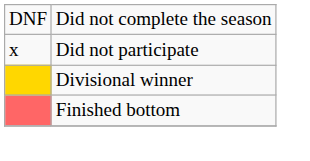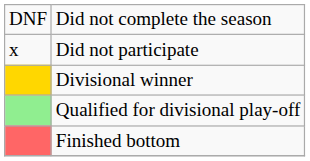+ row: (178, 110)
